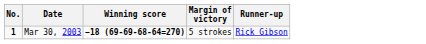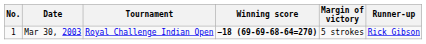+ column: (149, 16)
(13, 33) bold -> (13, 33) normal
